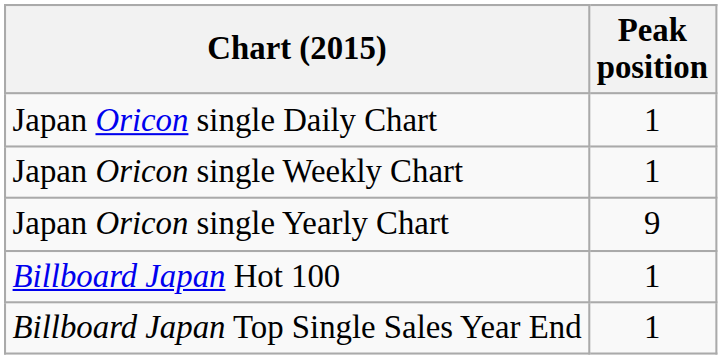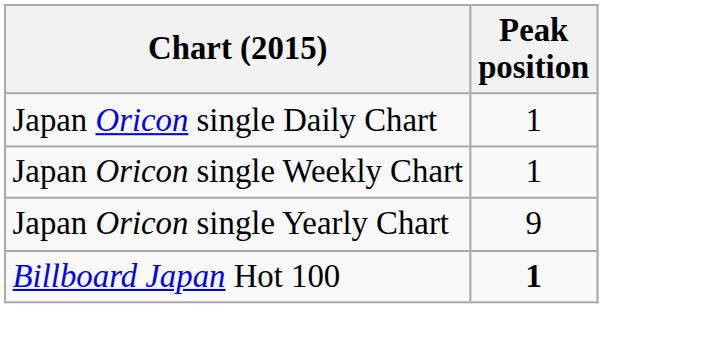(652, 275) normal -> (534, 275) bold
- row: (297, 327)
